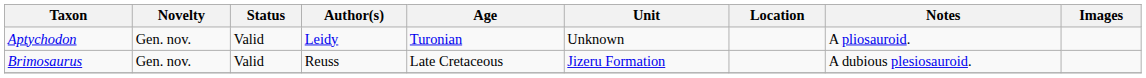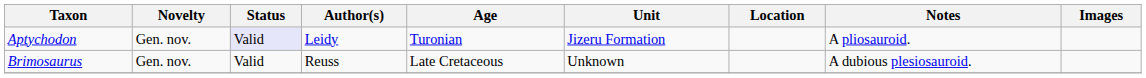(249, 38) no background -> (249, 38) lavender background
(596, 38) Unknown -> (616, 38) Jizeru Formation
(616, 61) Jizeru Formation -> (596, 61) Unknown
